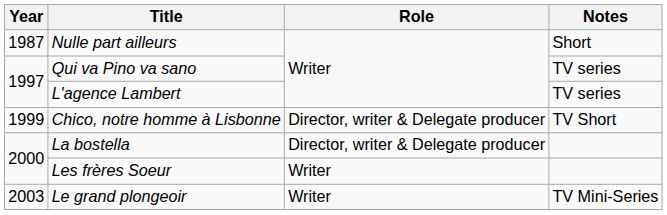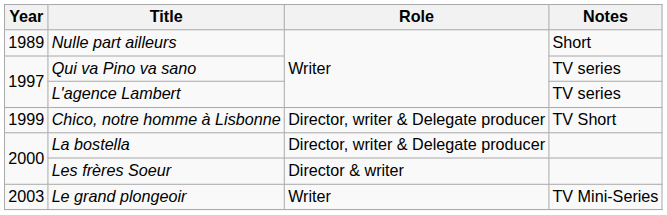(26, 42) 1987 -> (26, 42) 1989
(310, 171) Writer -> (346, 171) Director & writer
